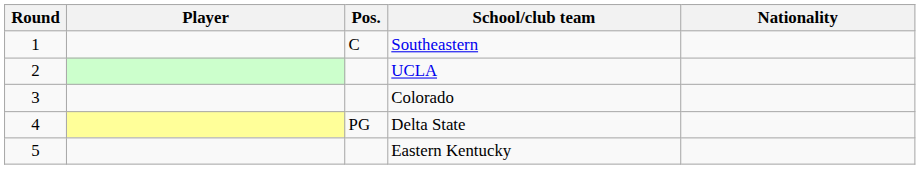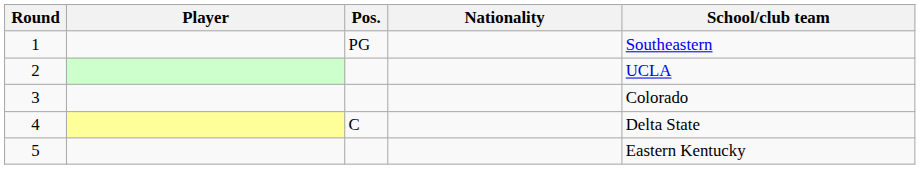columns swapped: (798, 17) <-> (534, 17)
(354, 44) C -> (359, 44) PG
(359, 124) PG -> (354, 124) C
